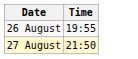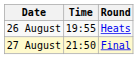+ column: (116, 13)
